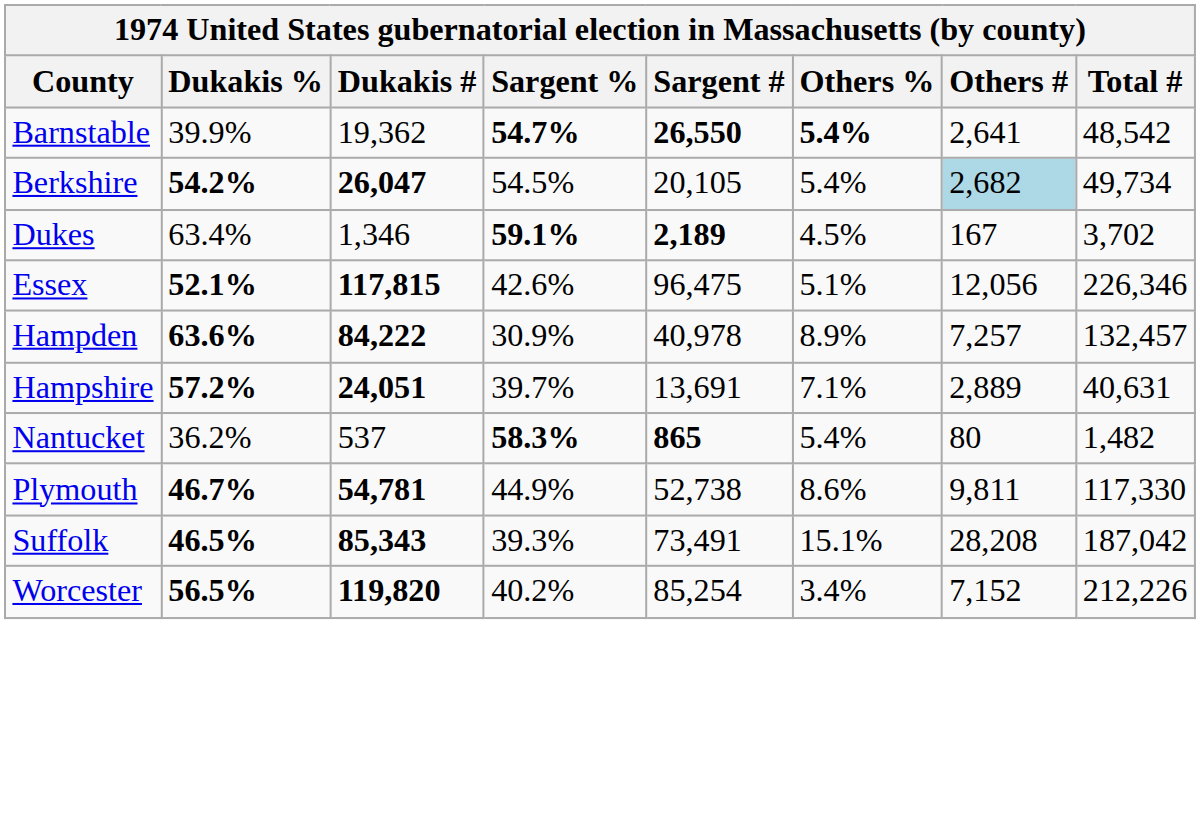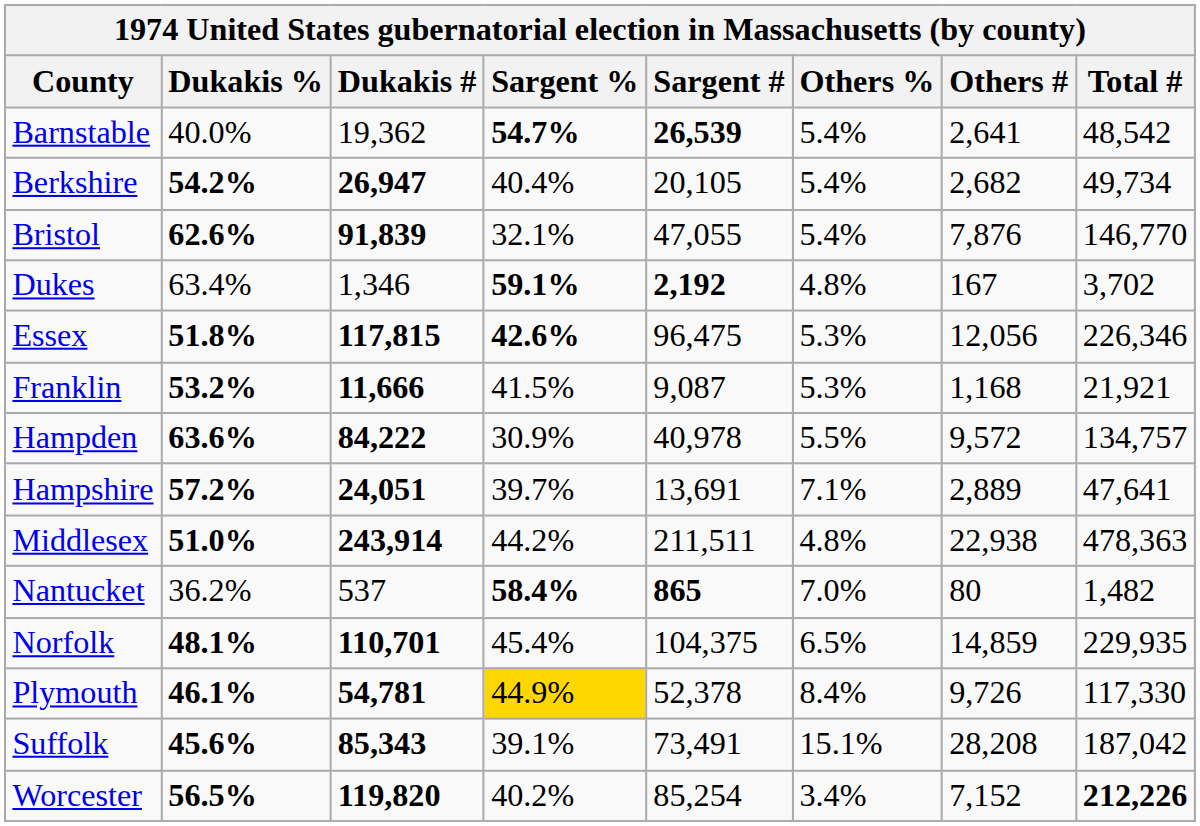(210, 132) 39.9% -> (210, 132) 40.0%
(698, 132) 26,550 -> (698, 132) 26,539
(836, 132) bold -> (833, 132) normal
(382, 183) 26,047 -> (382, 183) 26,947
(533, 183) 54.5% -> (533, 183) 40.4%
(985, 183) lightblue background -> (985, 183) no background
+ row: (56, 234)
(690, 234) 2,189 -> (690, 285) 2,192
(833, 234) 4.5% -> (833, 285) 4.8%
(213, 285) 52.1% -> (213, 336) 51.8%
(533, 285) normal -> (535, 336) bold
(833, 285) 5.1% -> (833, 336) 5.3%
+ row: (67, 387)
(833, 336) 8.9% -> (833, 438) 5.5%
(985, 336) 7,257 -> (985, 438) 9,572
(1135, 336) 132,457 -> (1135, 438) 134,757
(1127, 387) 40,631 -> (1127, 489) 47,641
+ row: (80, 540)
(535, 438) 58.3% -> (535, 591) 58.4%
(833, 438) 5.4% -> (833, 591) 7.0%
+ row: (63, 642)
(213, 489) 46.7% -> (213, 693) 46.1%
(533, 489) no background -> (533, 693) gold background
(698, 489) 52,738 -> (698, 693) 52,378
(833, 489) 8.6% -> (833, 693) 8.4%
(985, 489) 9,811 -> (985, 693) 9,726
(213, 540) 46.5% -> (213, 744) 45.6%
(533, 540) 39.3% -> (533, 744) 39.1%
(1135, 591) normal -> (1135, 795) bold
